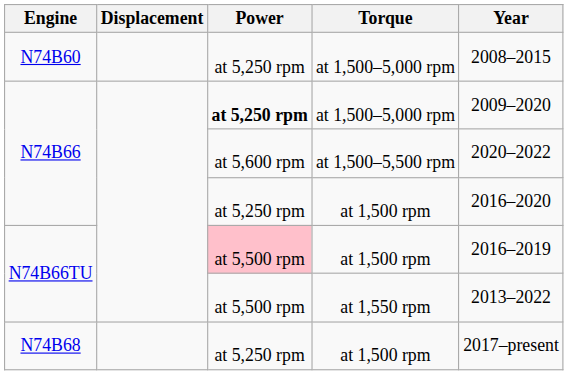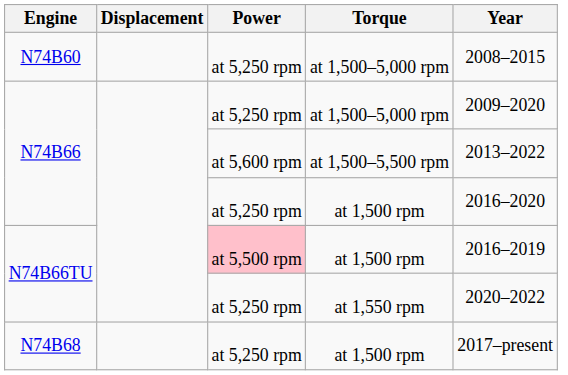(260, 114) bold -> (257, 114) normal
(511, 153) 2020–2022 -> (505, 153) 2013–2022
(260, 307) at 5,500 rpm -> (257, 307) at 5,250 rpm
(511, 297) 2013–2022 -> (505, 297) 2020–2022
